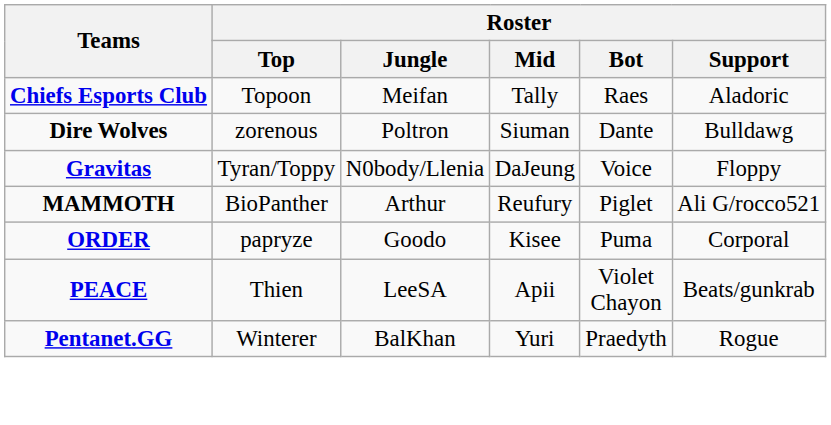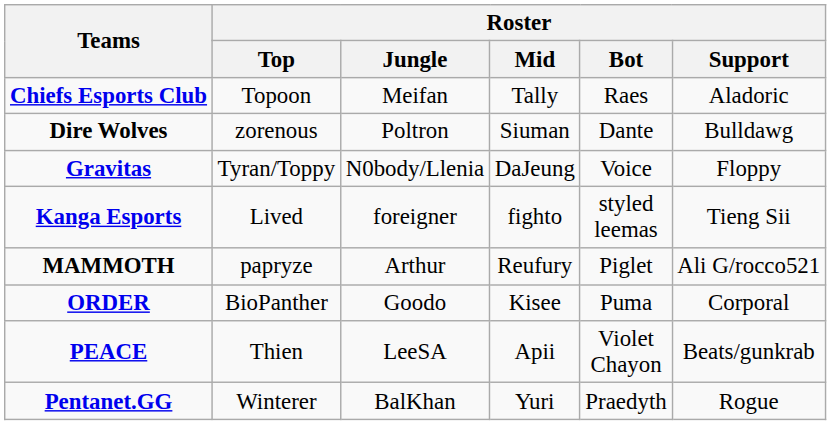+ row: (109, 216)
(276, 204) BioPanther -> (276, 266) papryze
(276, 240) papryze -> (276, 302) BioPanther
